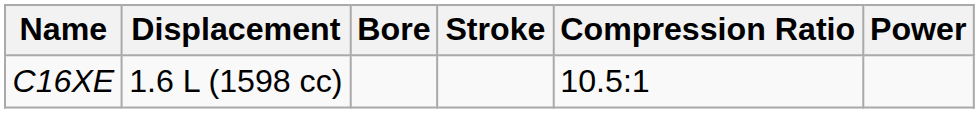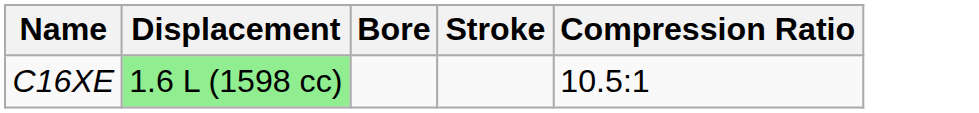- column: (918, 30)
(236, 81) no background -> (236, 81) lightgreen background
